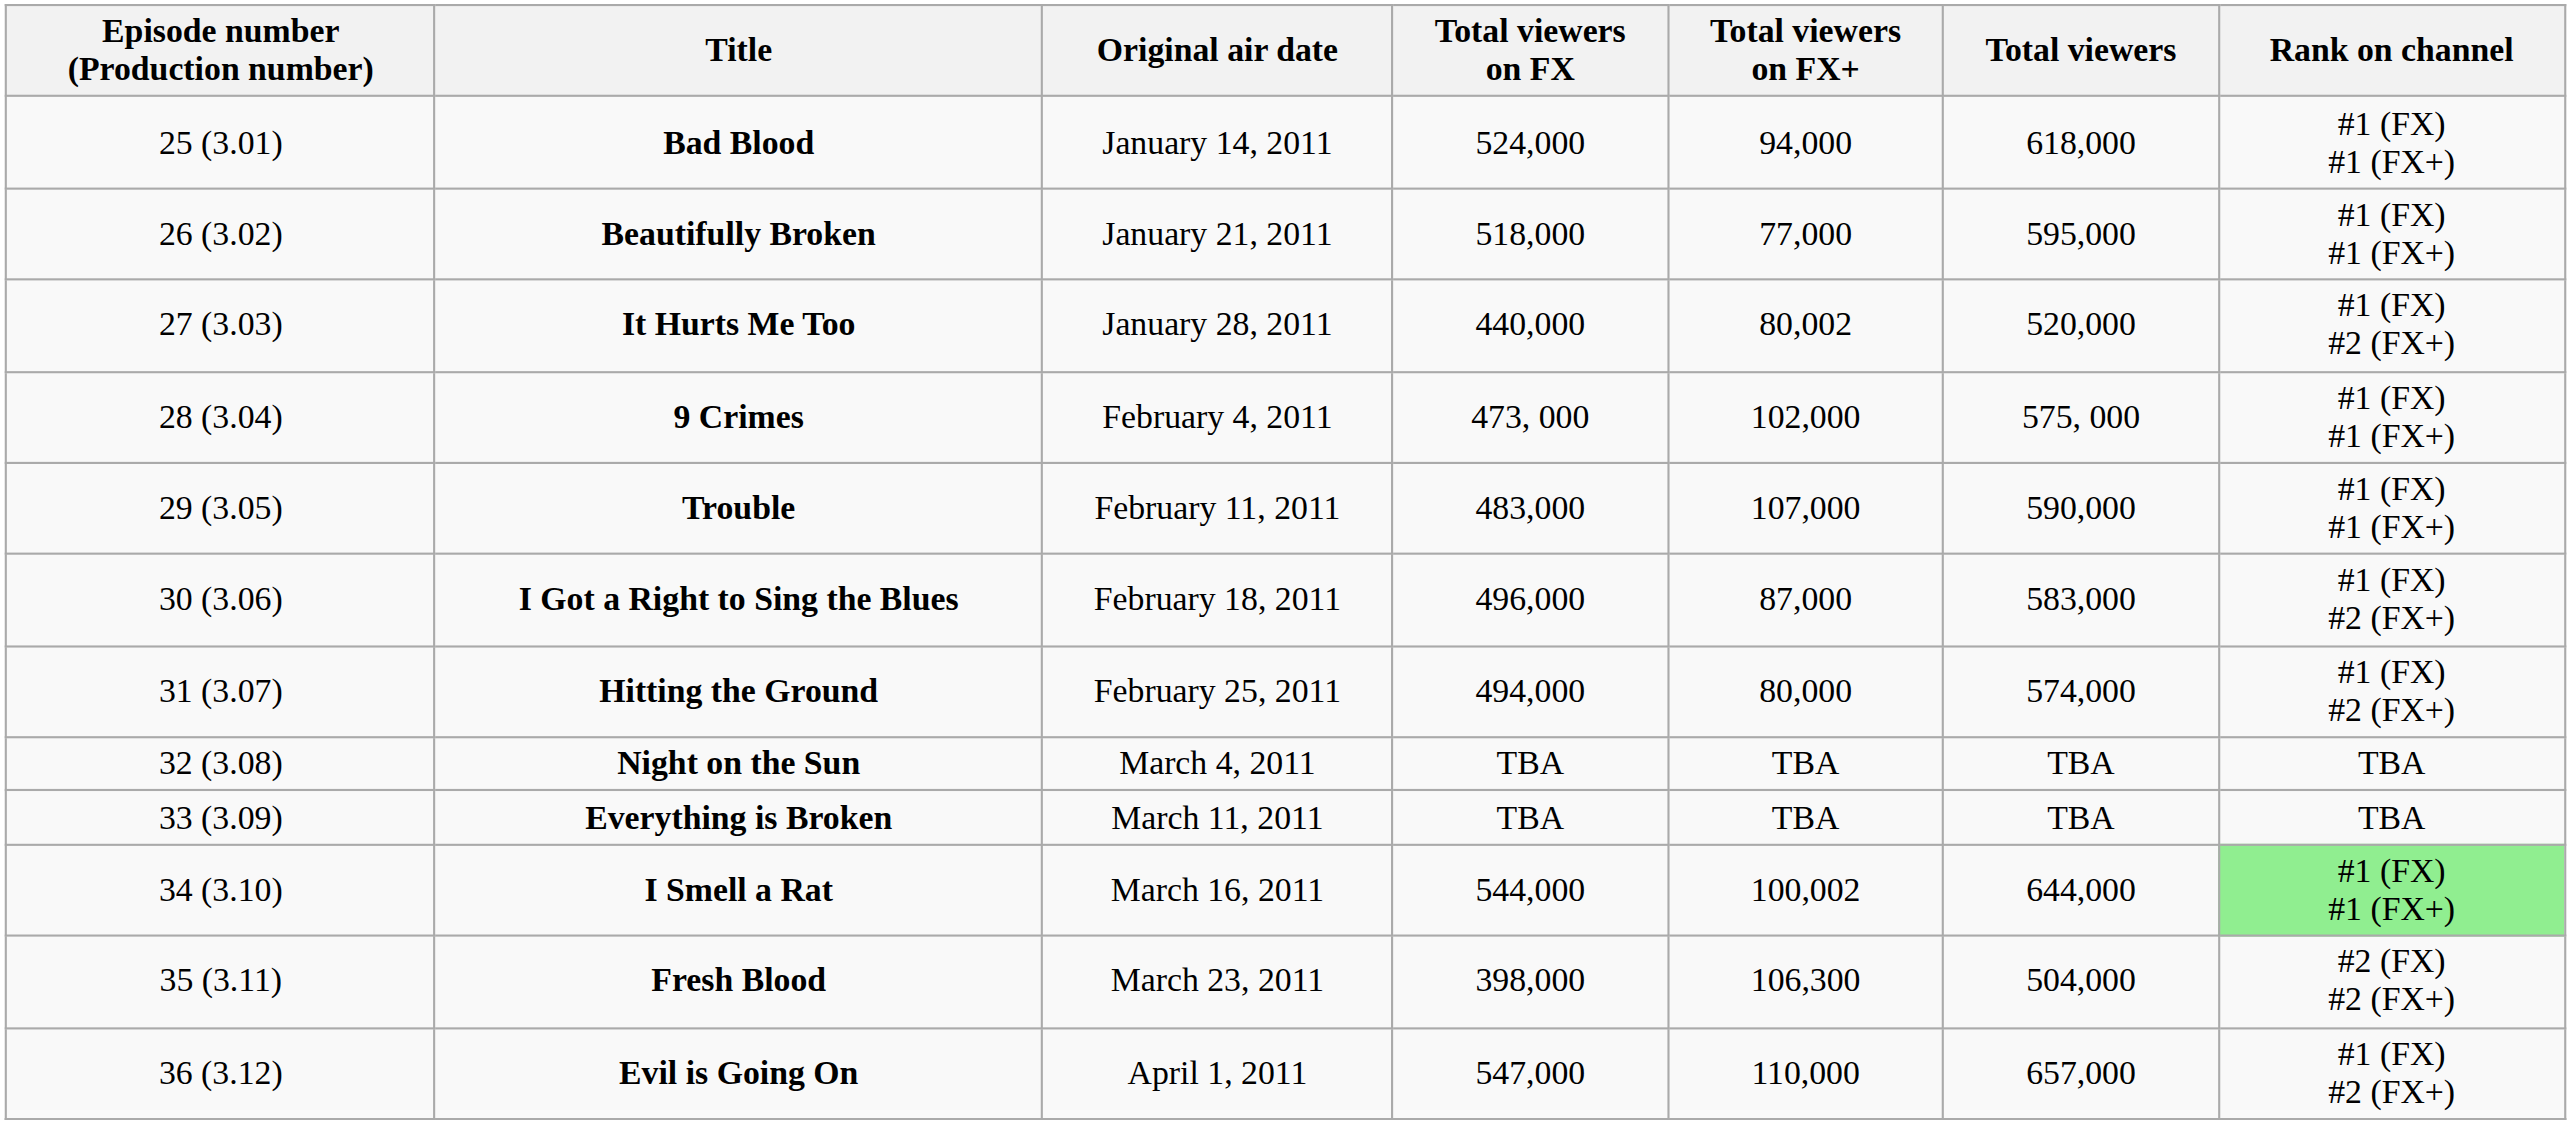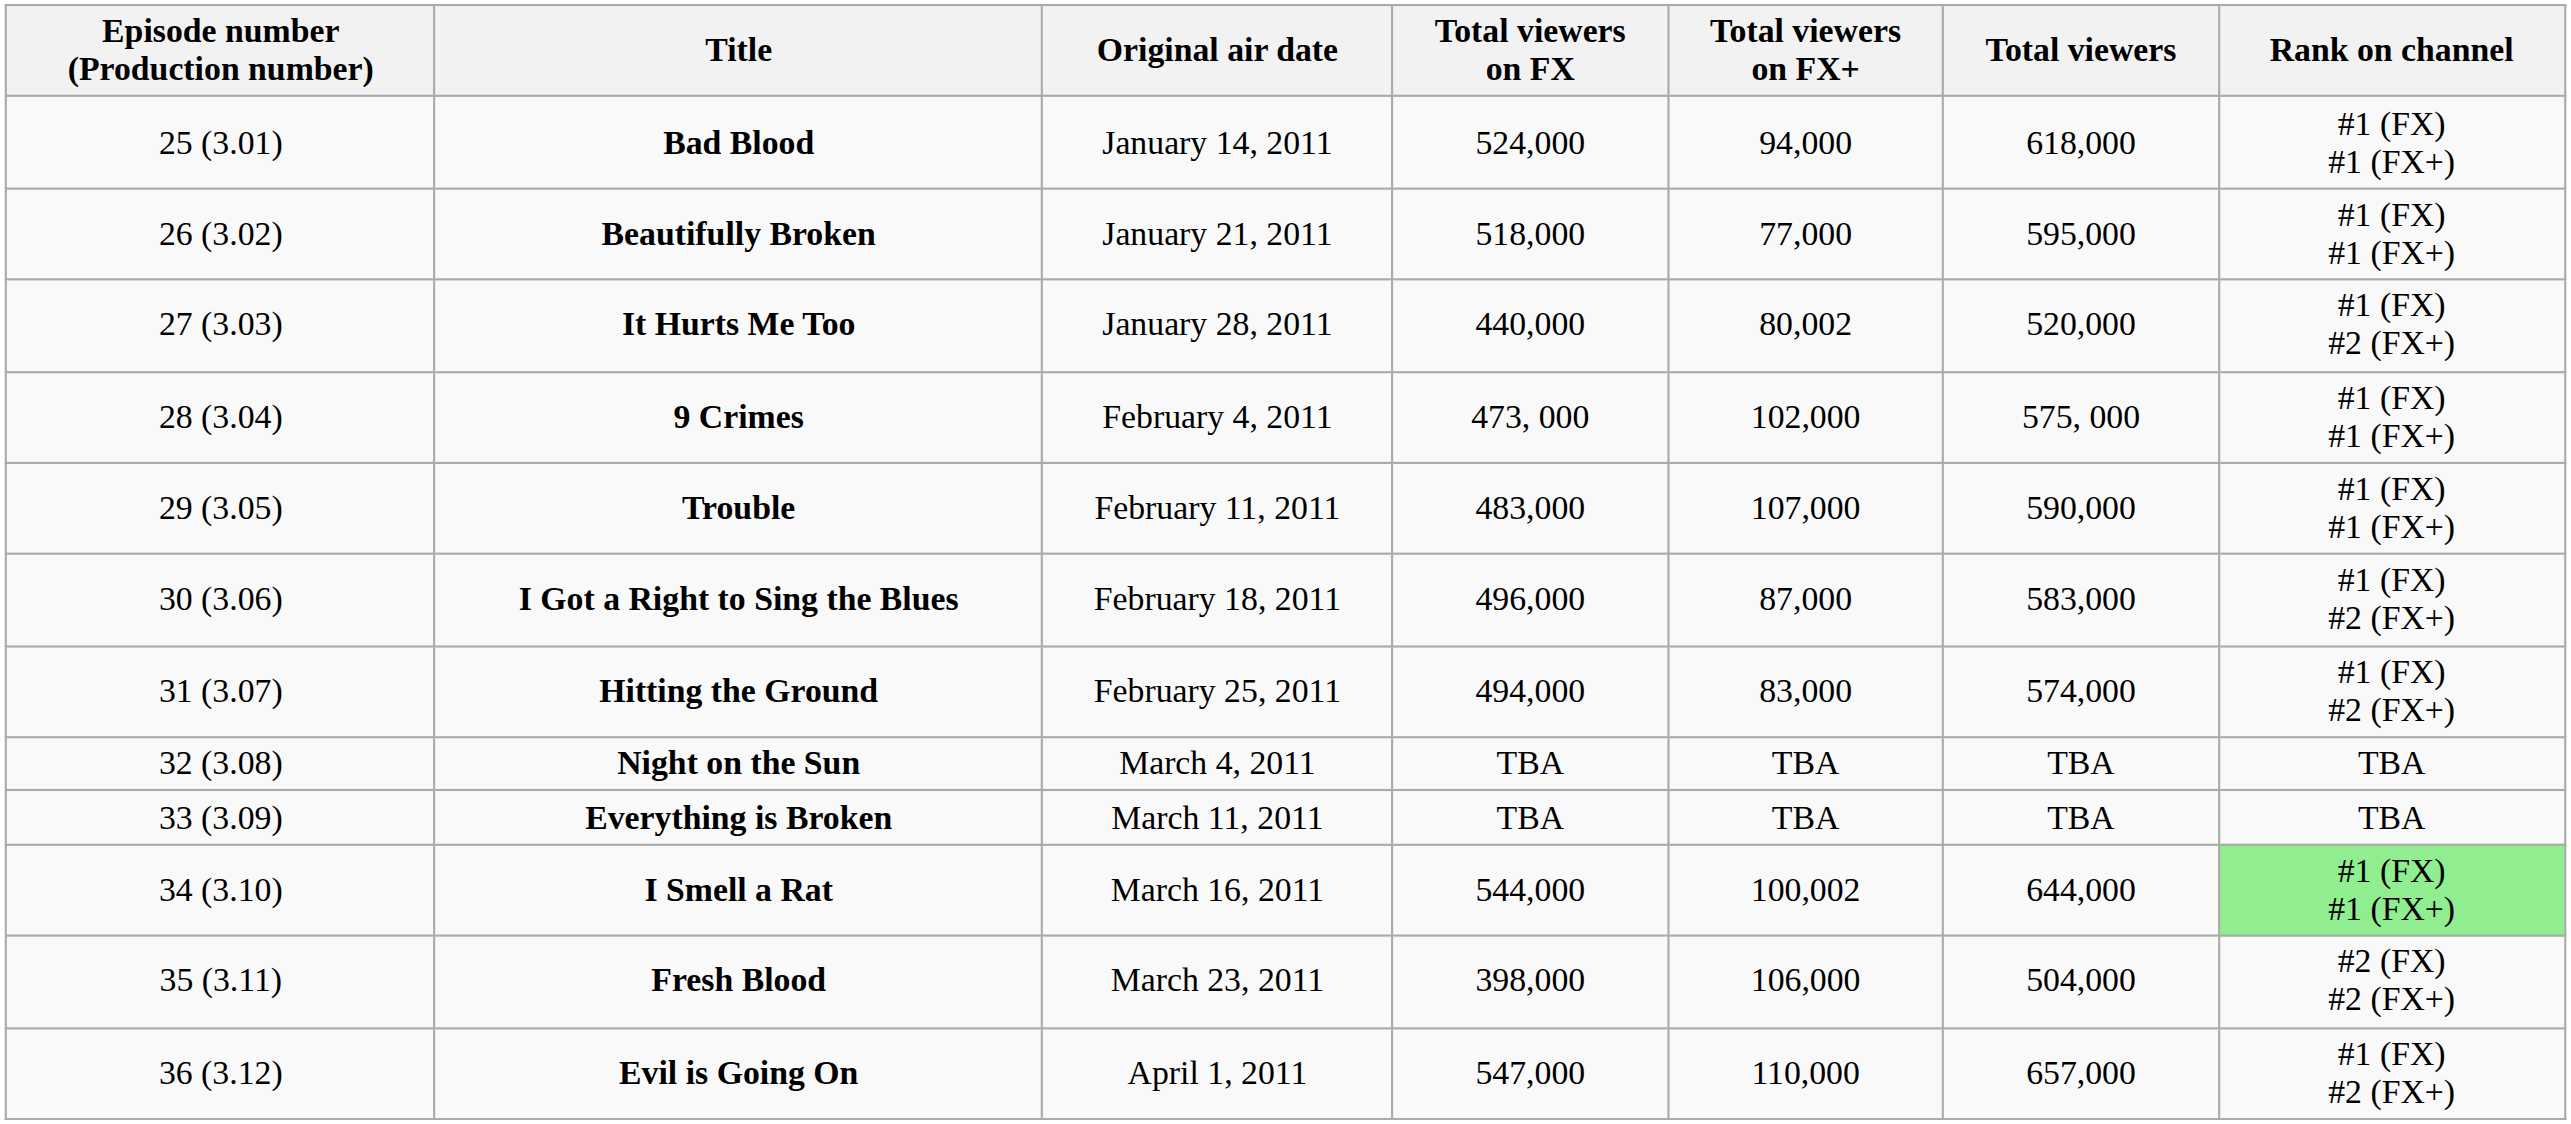(1806, 690) 80,000 -> (1806, 690) 83,000
(1806, 981) 106,300 -> (1806, 981) 106,000
